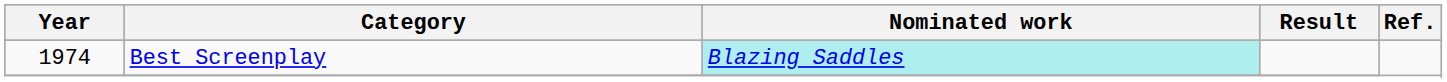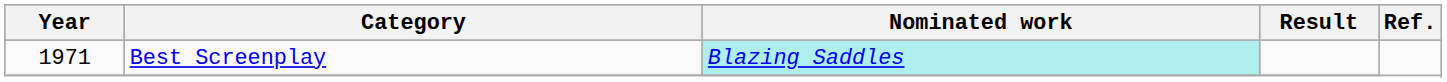(65, 58) 1974 -> (65, 58) 1971
